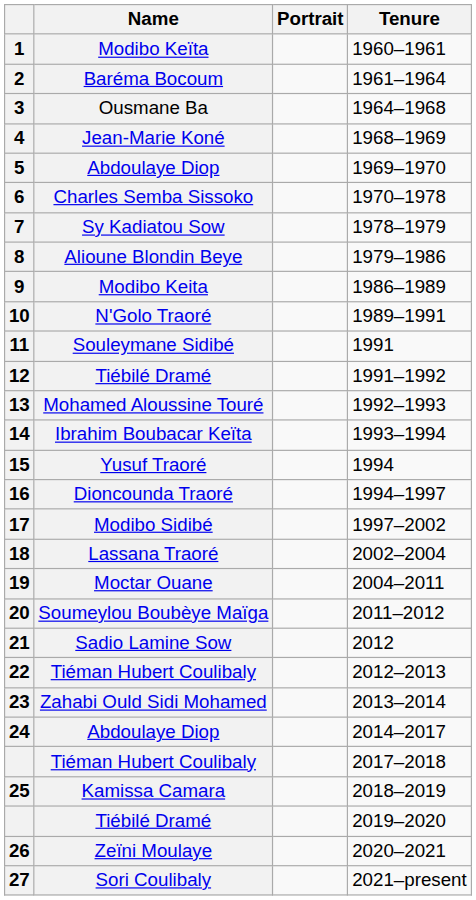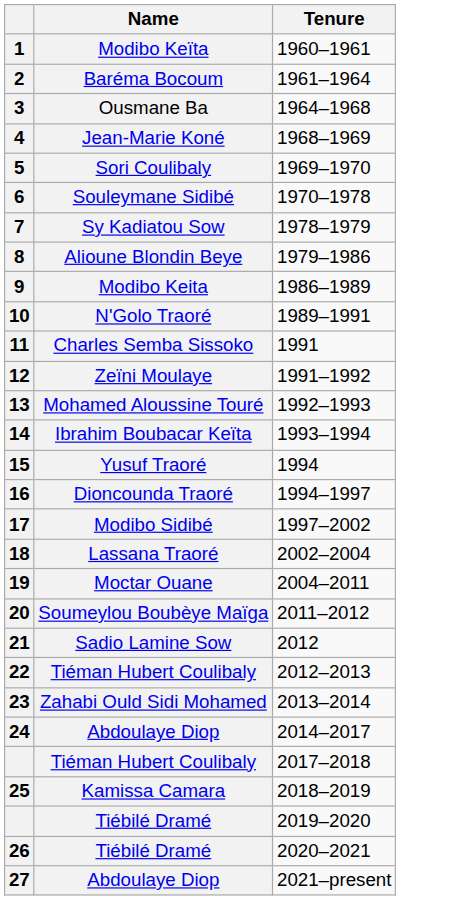- column: (310, 19)
(153, 167) Abdoulaye Diop -> (153, 167) Sori Coulibaly
(153, 197) Charles Semba Sissoko -> (153, 197) Souleymane Sidibé
(153, 345) Souleymane Sidibé -> (153, 345) Charles Semba Sissoko
(153, 375) Tiébilé Dramé -> (153, 375) Zeïni Moulaye
(153, 850) Zeïni Moulaye -> (153, 850) Tiébilé Dramé
(153, 880) Sori Coulibaly -> (153, 880) Abdoulaye Diop
